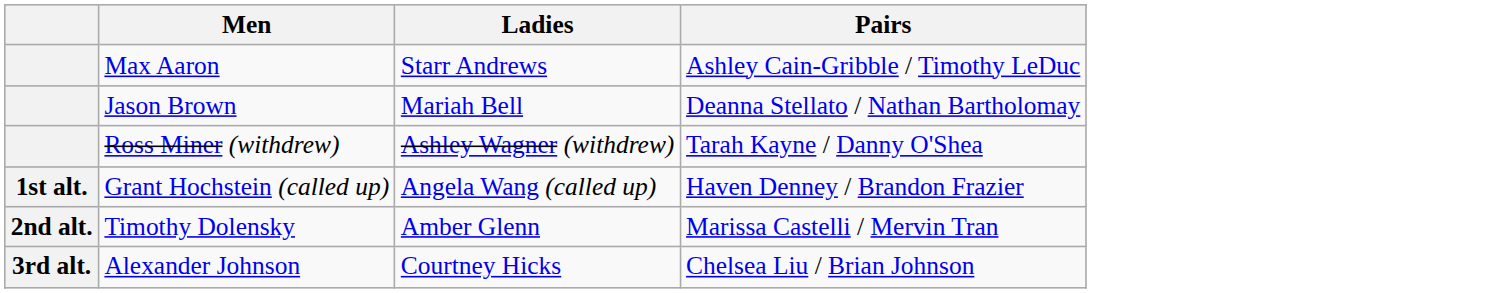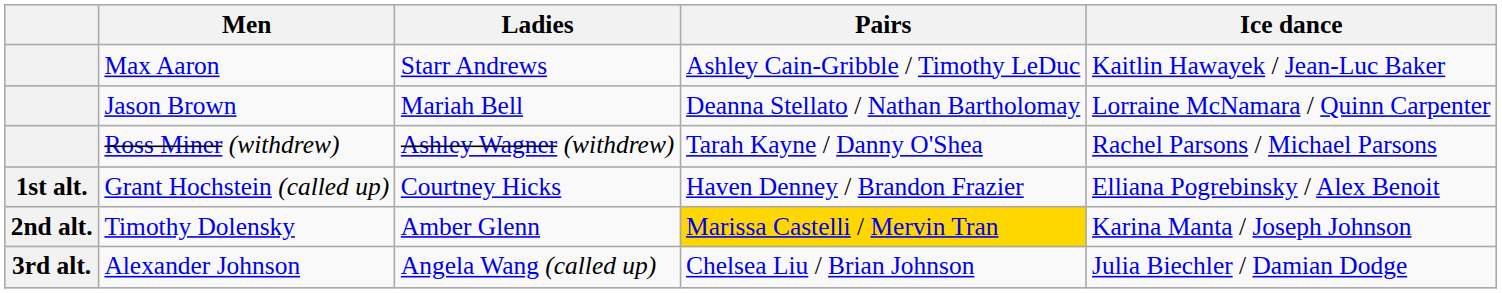+ column: (1291, 24)
(529, 186) Angela Wang (called up) -> (481, 186) Courtney Hicks
(842, 226) no background -> (842, 226) gold background
(481, 266) Courtney Hicks -> (529, 266) Angela Wang (called up)
